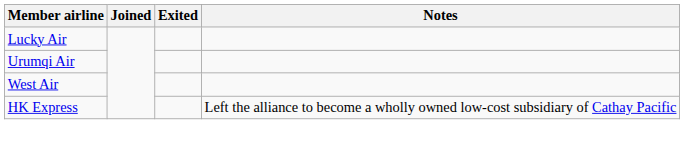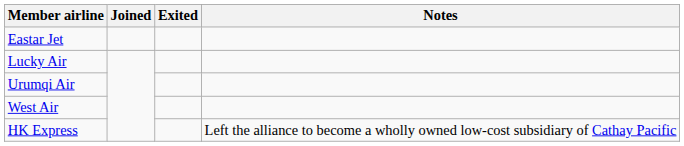+ row: (36, 38)
